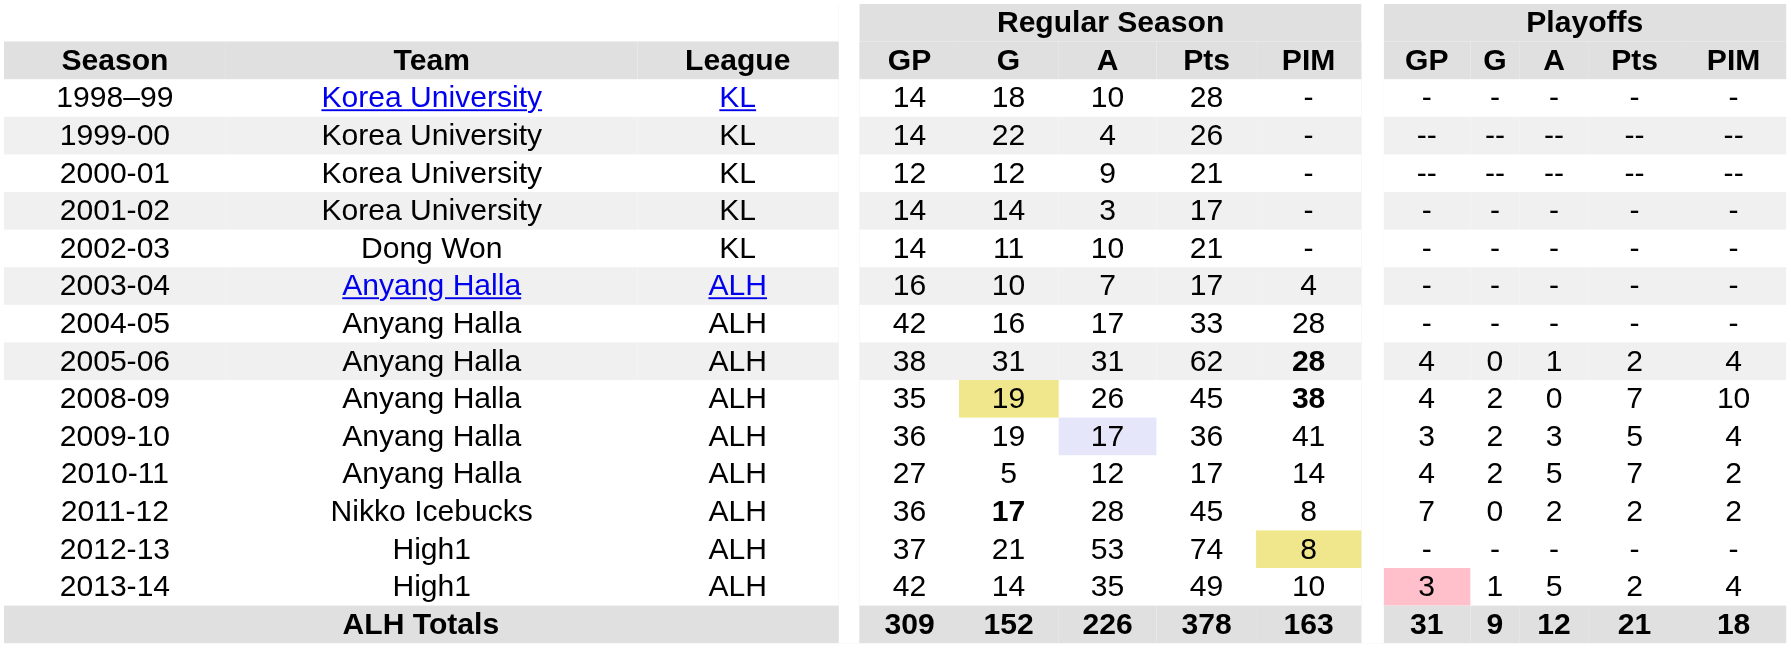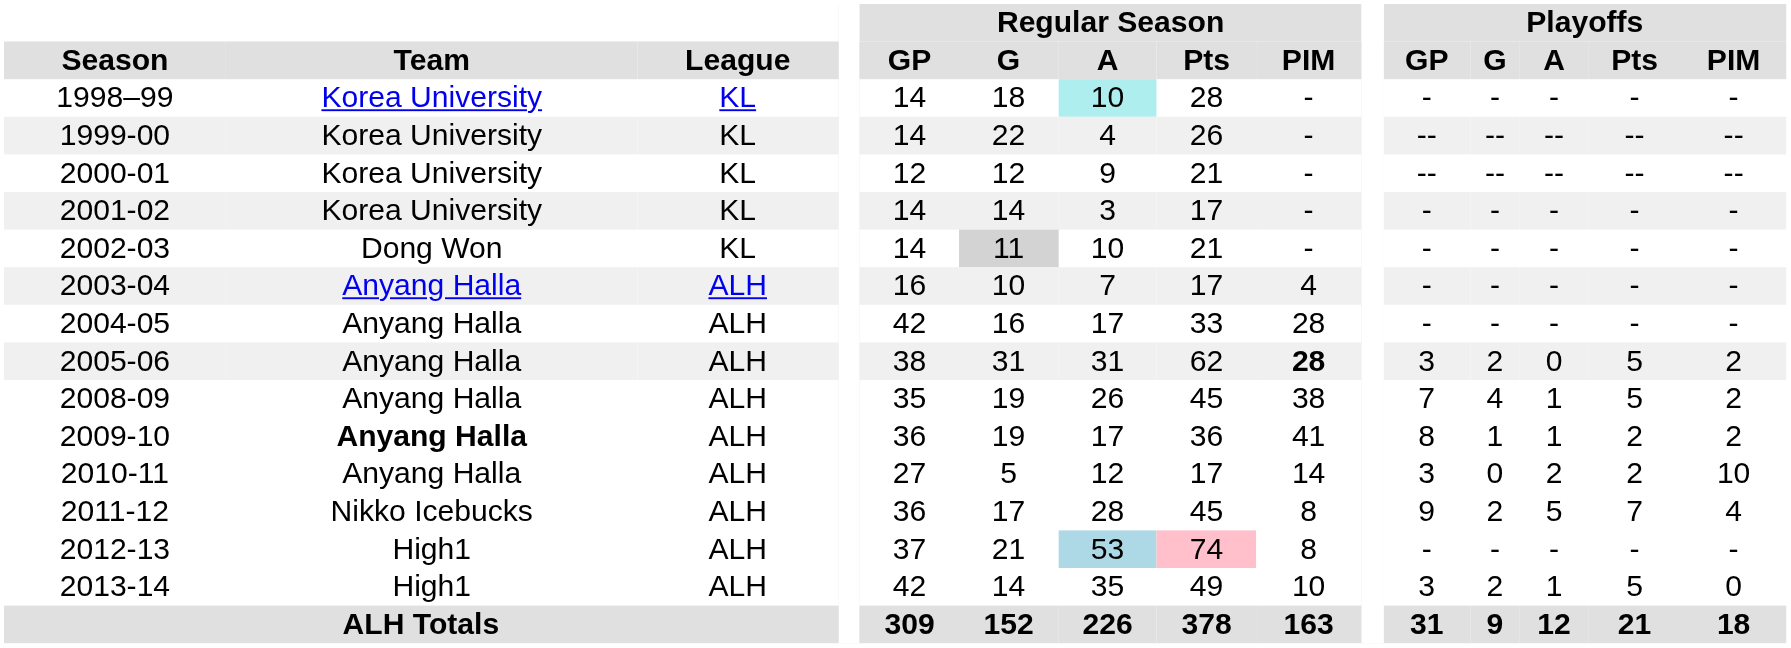(1108, 97) no background -> (1108, 97) paleturquoise background
(1009, 247) no background -> (1009, 247) lightgrey background
(1427, 360) 4 -> (1427, 360) 3
(1495, 360) 0 -> (1495, 360) 2
(1554, 360) 1 -> (1554, 360) 0
(1635, 360) 2 -> (1635, 360) 5
(1734, 360) 4 -> (1734, 360) 2
(1009, 398) khaki background -> (1009, 398) no background
(1309, 398) bold -> (1309, 398) normal
(1427, 398) 4 -> (1427, 398) 7
(1495, 398) 2 -> (1495, 398) 4
(1554, 398) 0 -> (1554, 398) 1
(1635, 398) 7 -> (1635, 398) 5
(1734, 398) 10 -> (1734, 398) 2
(432, 435) normal -> (432, 435) bold
(1108, 435) lavender background -> (1108, 435) no background
(1427, 435) 3 -> (1427, 435) 8
(1495, 435) 2 -> (1495, 435) 1
(1554, 435) 3 -> (1554, 435) 1
(1635, 435) 5 -> (1635, 435) 2
(1734, 435) 4 -> (1734, 435) 2
(1427, 473) 4 -> (1427, 473) 3
(1495, 473) 2 -> (1495, 473) 0
(1554, 473) 5 -> (1554, 473) 2
(1635, 473) 7 -> (1635, 473) 2
(1734, 473) 2 -> (1734, 473) 10
(1009, 511) bold -> (1009, 511) normal
(1427, 511) 7 -> (1427, 511) 9
(1495, 511) 0 -> (1495, 511) 2
(1554, 511) 2 -> (1554, 511) 5
(1635, 511) 2 -> (1635, 511) 7
(1734, 511) 2 -> (1734, 511) 4
(1108, 548) no background -> (1108, 548) lightblue background
(1207, 548) no background -> (1207, 548) pink background
(1309, 548) khaki background -> (1309, 548) no background
(1427, 586) pink background -> (1427, 586) no background
(1495, 586) 1 -> (1495, 586) 2
(1554, 586) 5 -> (1554, 586) 1
(1635, 586) 2 -> (1635, 586) 5
(1734, 586) 4 -> (1734, 586) 0
